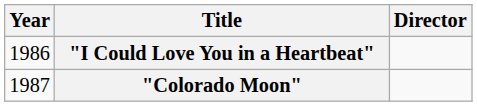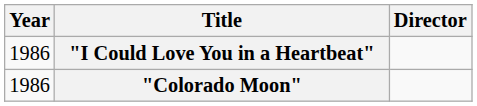(30, 85) 1987 -> (30, 85) 1986
